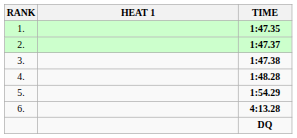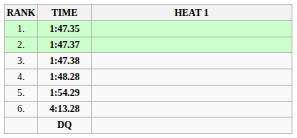columns swapped: (138, 12) <-> (265, 12)
